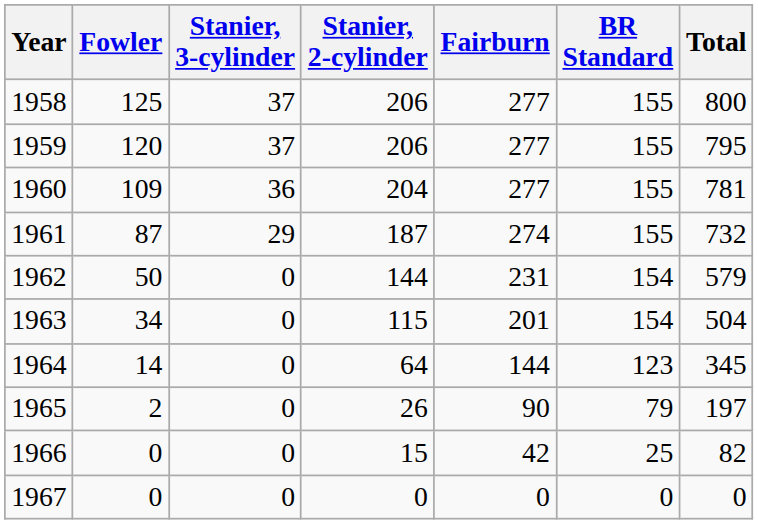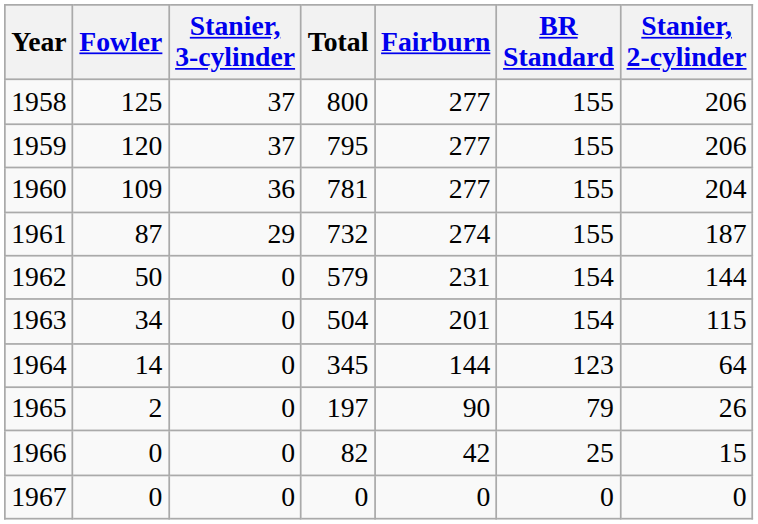columns swapped: (368, 42) <-> (716, 42)
